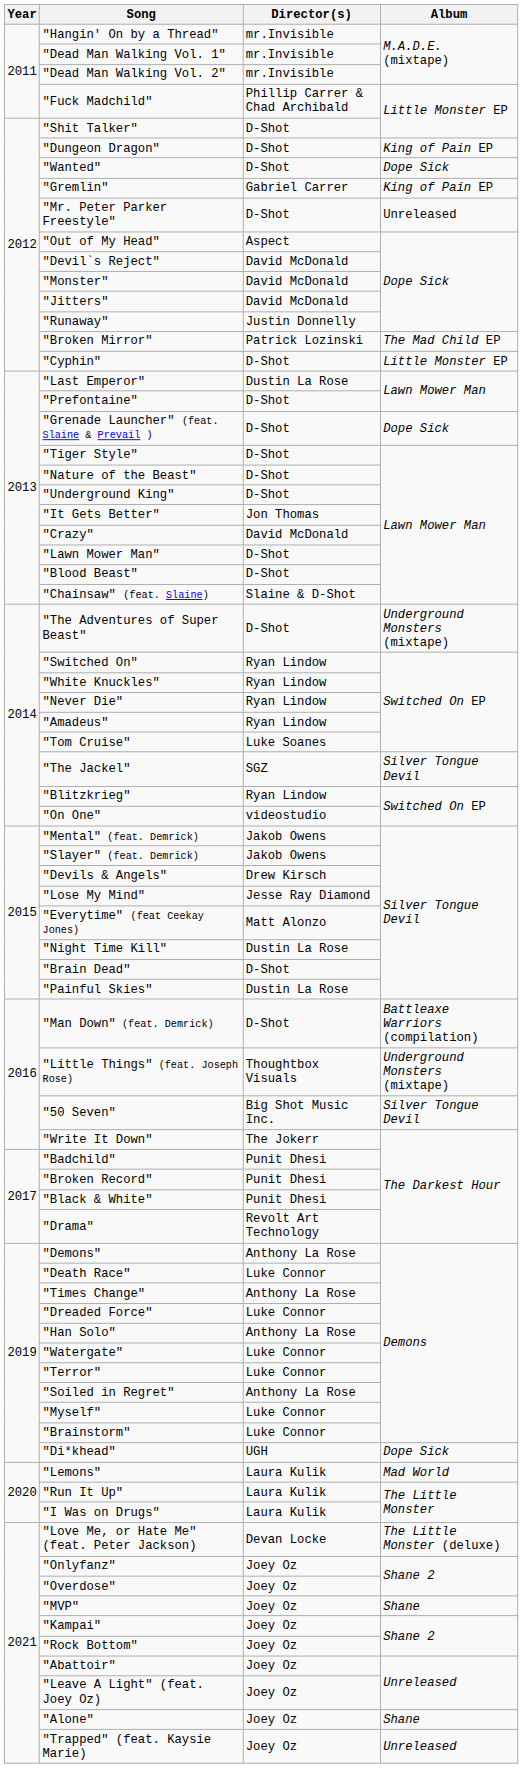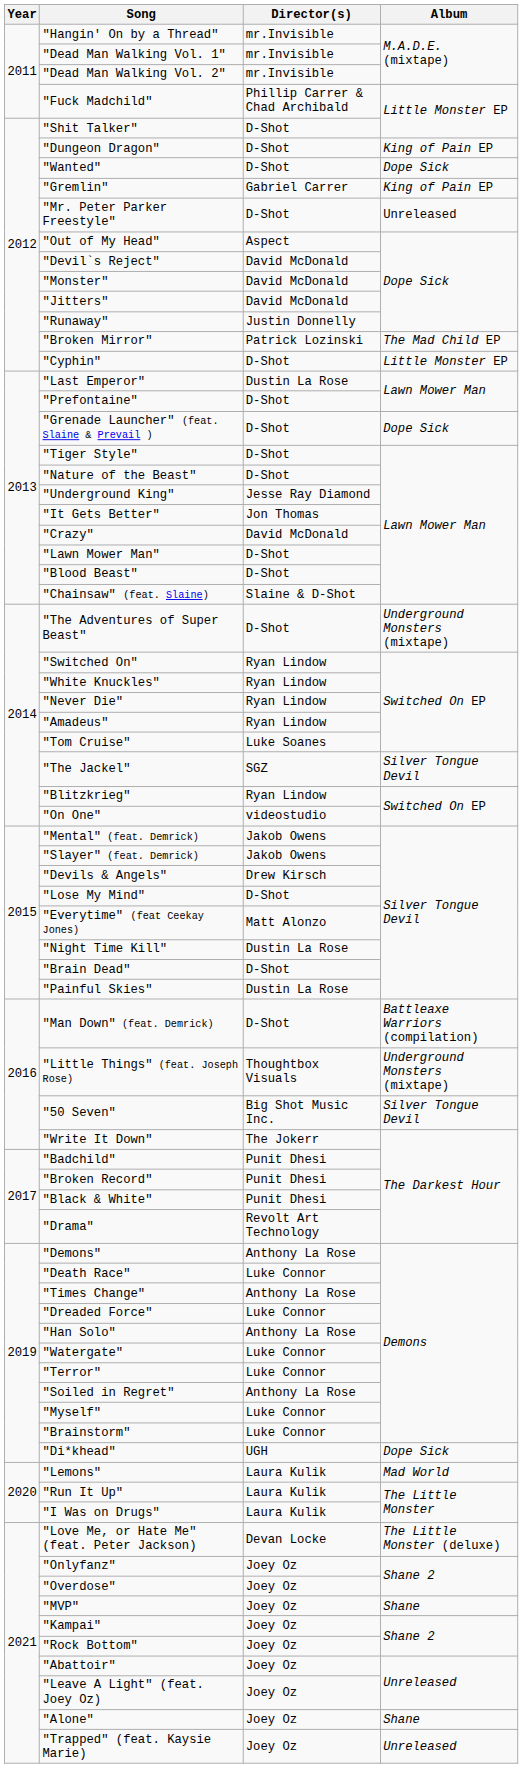(268, 495) D-Shot -> (308, 495) Jesse Ray Diamond
(308, 896) Jesse Ray Diamond -> (268, 896) D-Shot
